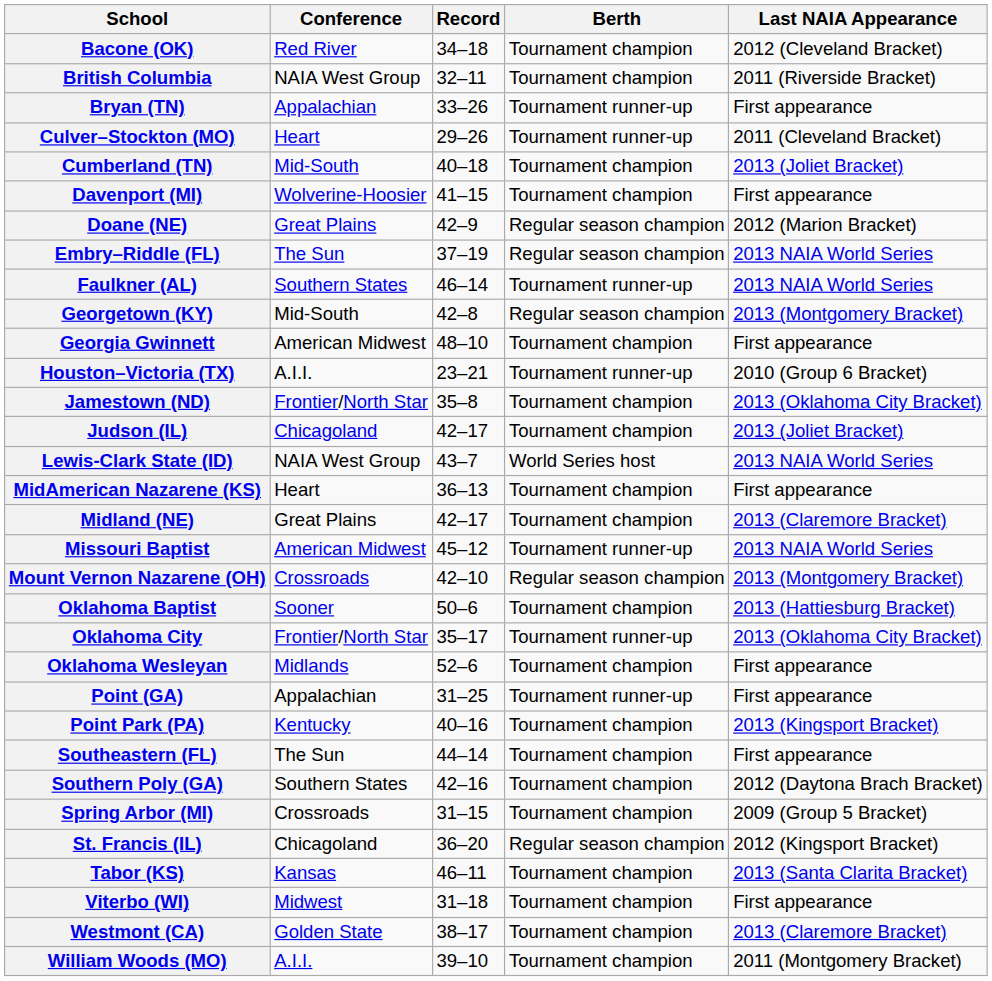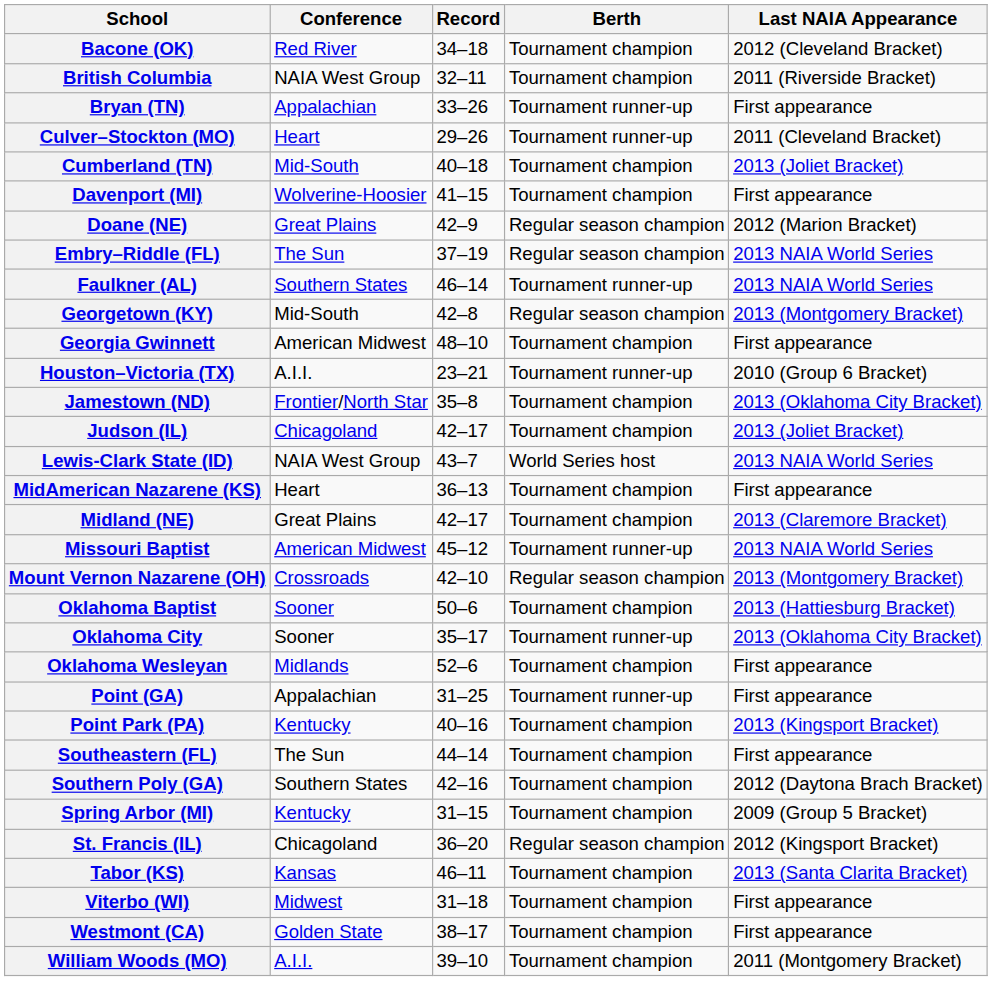(351, 637) Frontier/North Star -> (304, 637) Sooner
(322, 813) Crossroads -> (312, 813) Kentucky
(840, 931) 2013 (Claremore Bracket) -> (803, 931) First appearance
